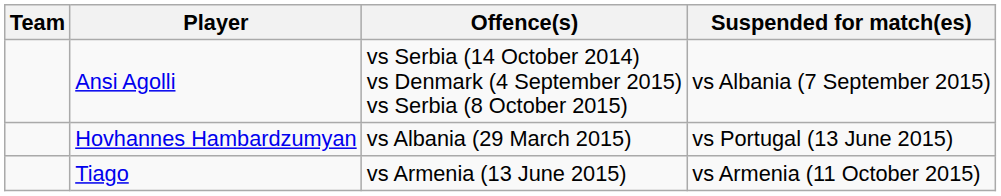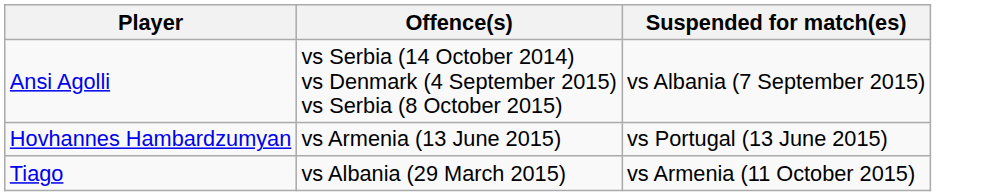- column: (37, 22)
(499, 139) vs Albania (29 March 2015) -> (431, 139) vs Armenia (13 June 2015)
(497, 174) vs Armenia (13 June 2015) -> (434, 174) vs Albania (29 March 2015)
